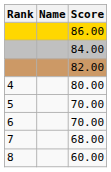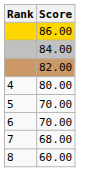- column: (52, 13)
